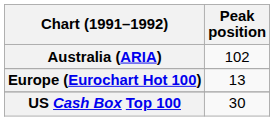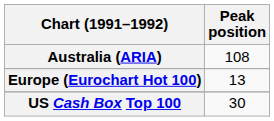(237, 56) 102 -> (237, 56) 108
